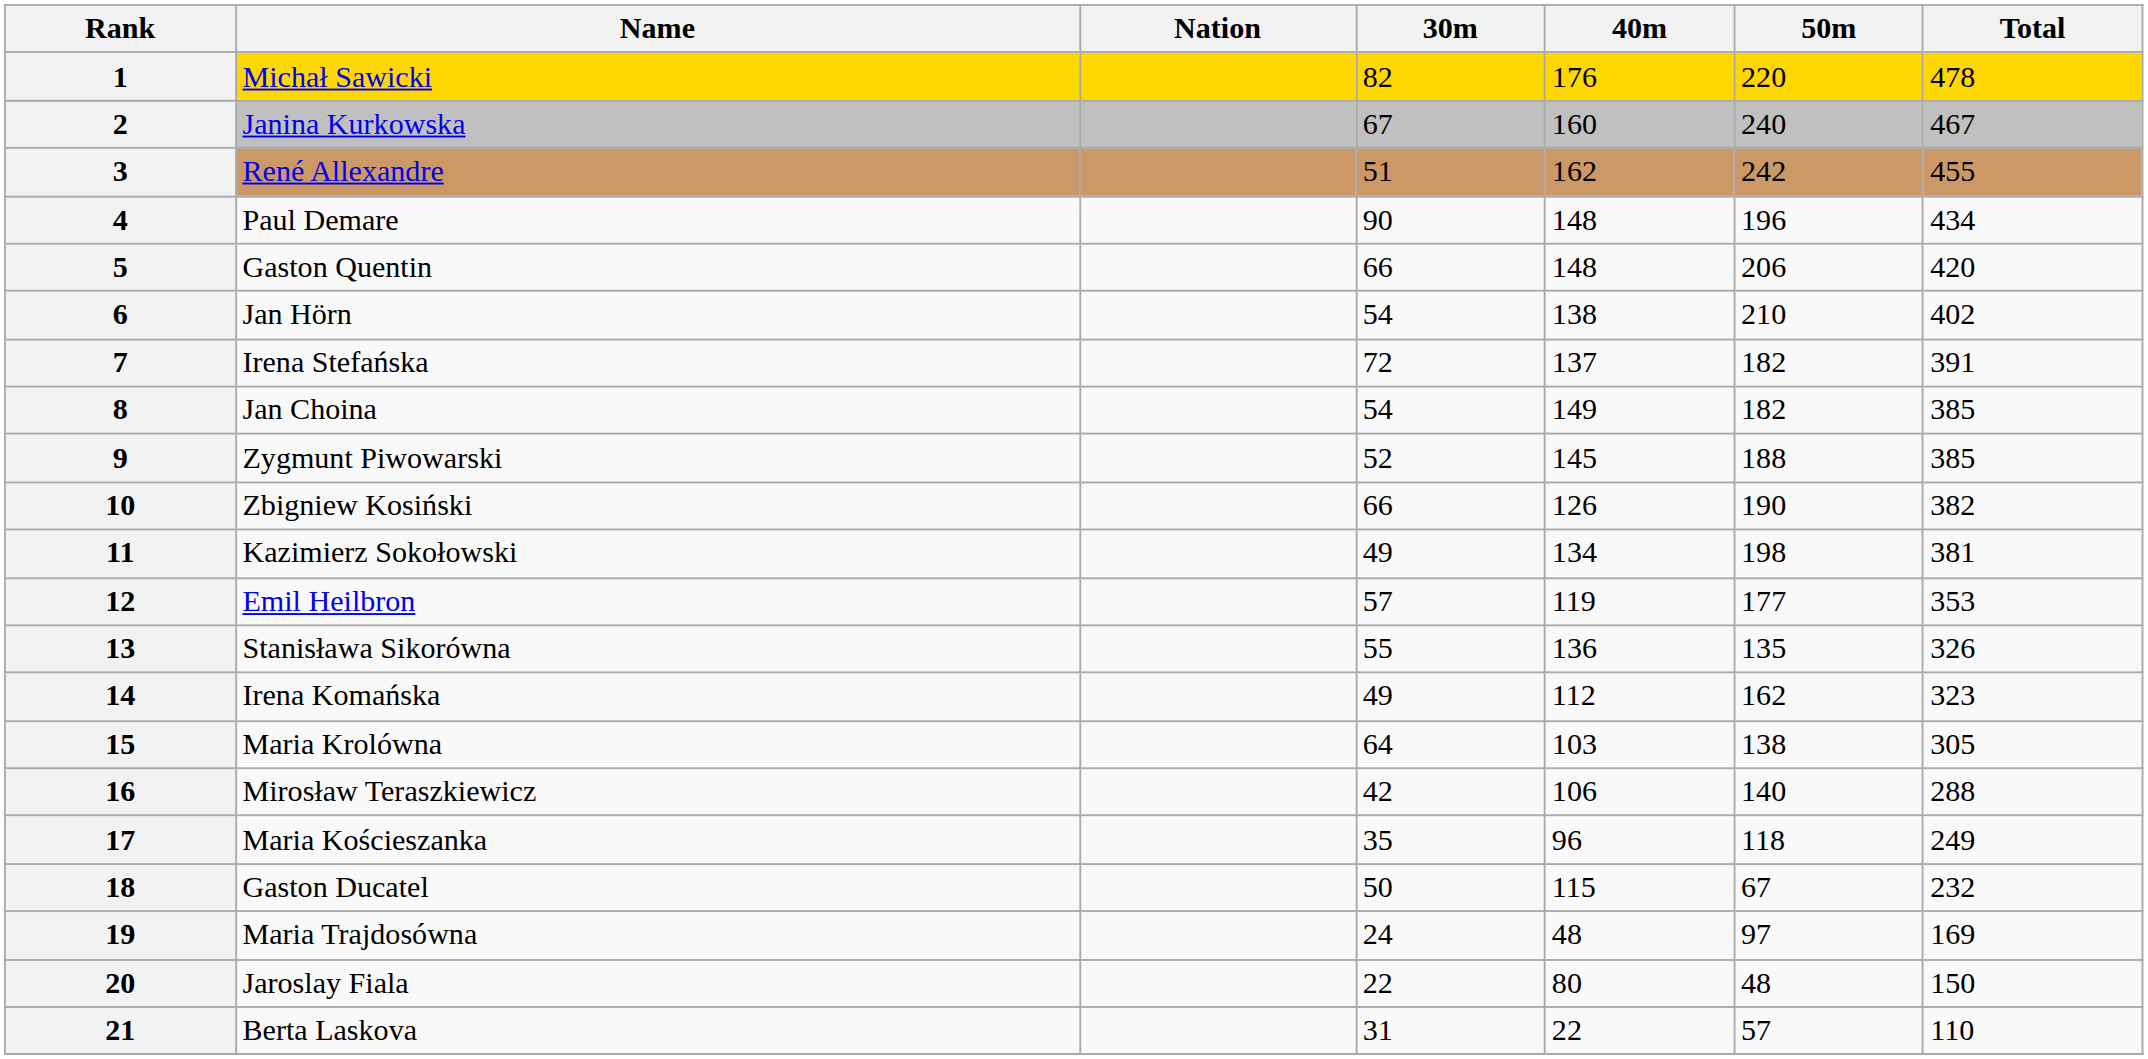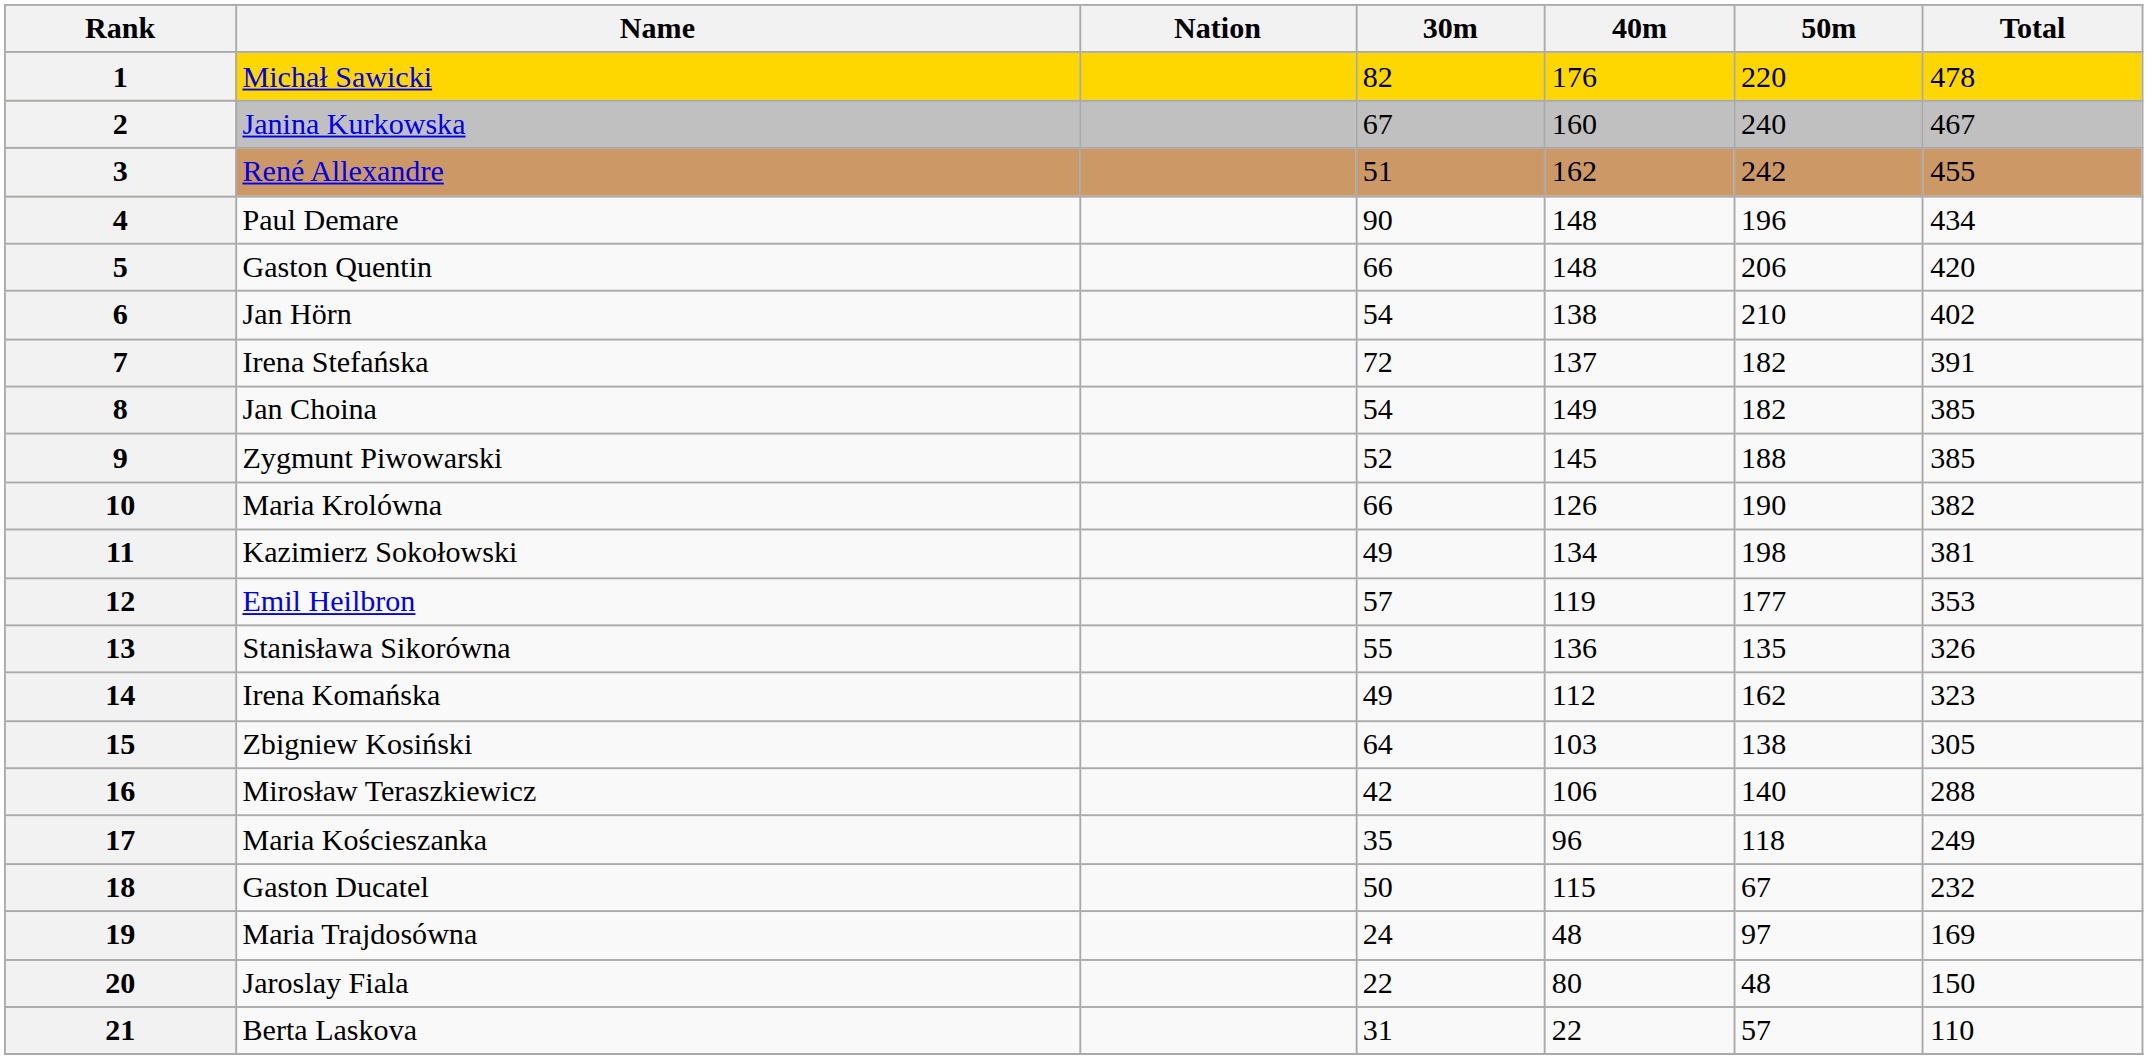(357, 505) Zbigniew Kosiński -> (342, 505) Maria Krolówna
(342, 743) Maria Krolówna -> (357, 743) Zbigniew Kosiński
